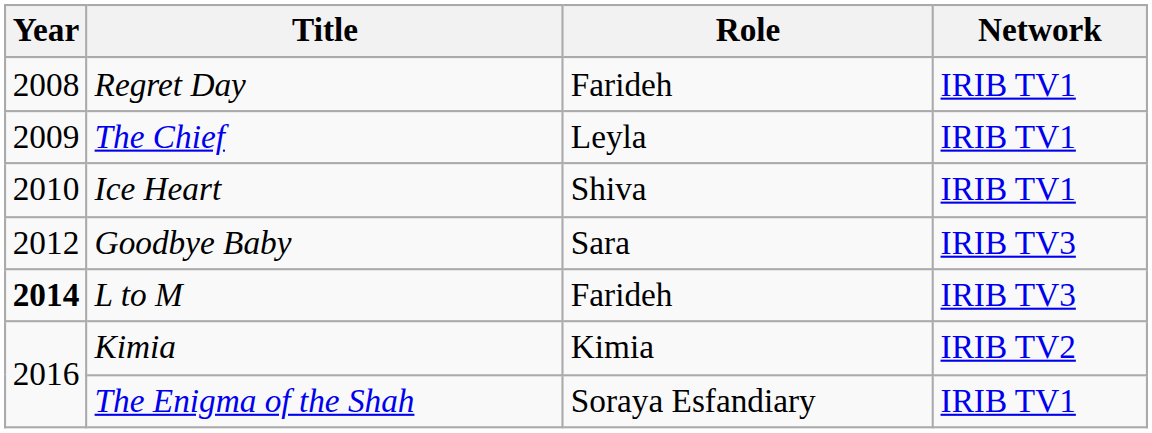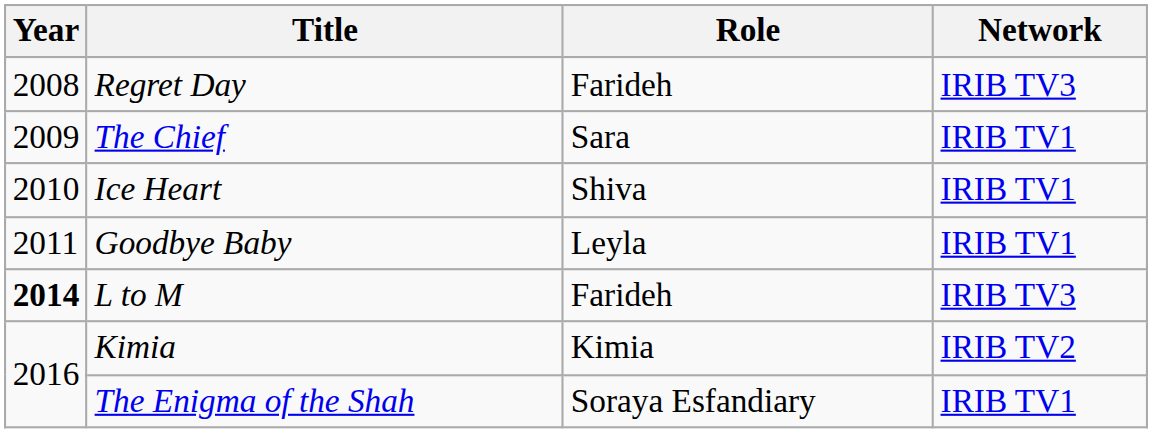(1008, 83) IRIB TV1 -> (1008, 83) IRIB TV3
(609, 136) Leyla -> (600, 136) Sara
(46, 242) 2012 -> (45, 242) 2011
(600, 242) Sara -> (609, 242) Leyla
(1008, 242) IRIB TV3 -> (1008, 242) IRIB TV1
